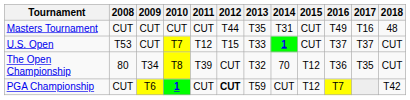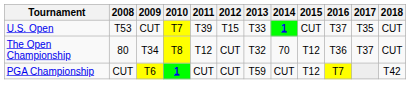- row: (52, 28)
(204, 44) T12 -> (204, 28) T39
(365, 44) T37 -> (365, 28) T35
(204, 66) T39 -> (204, 50) T12
(365, 66) T35 -> (365, 50) T37
(230, 87) bold -> (230, 71) normal
